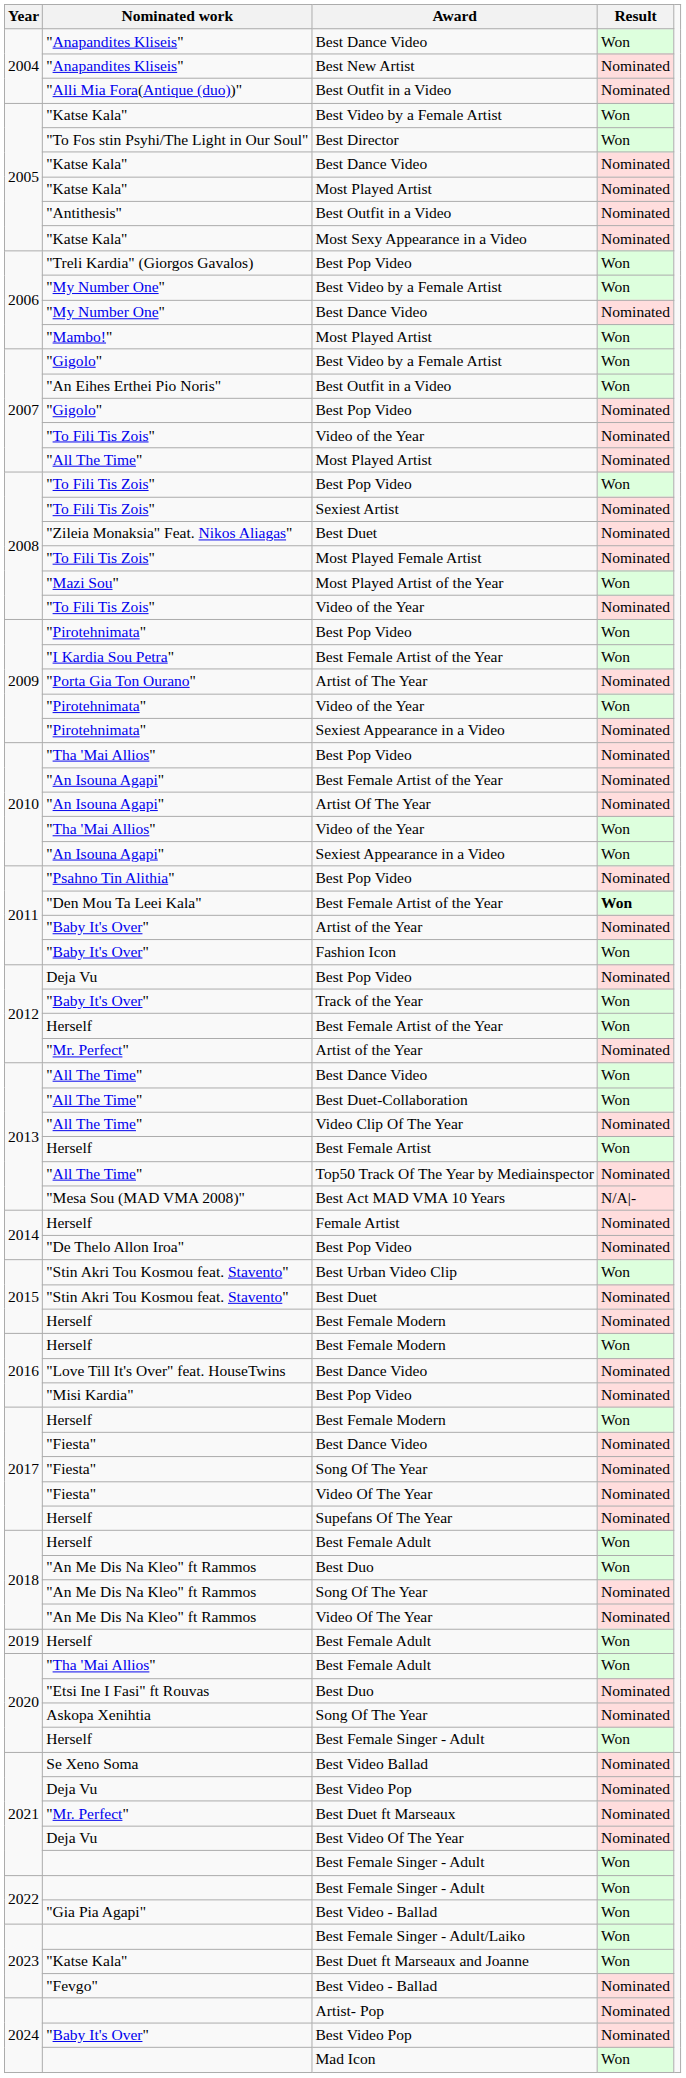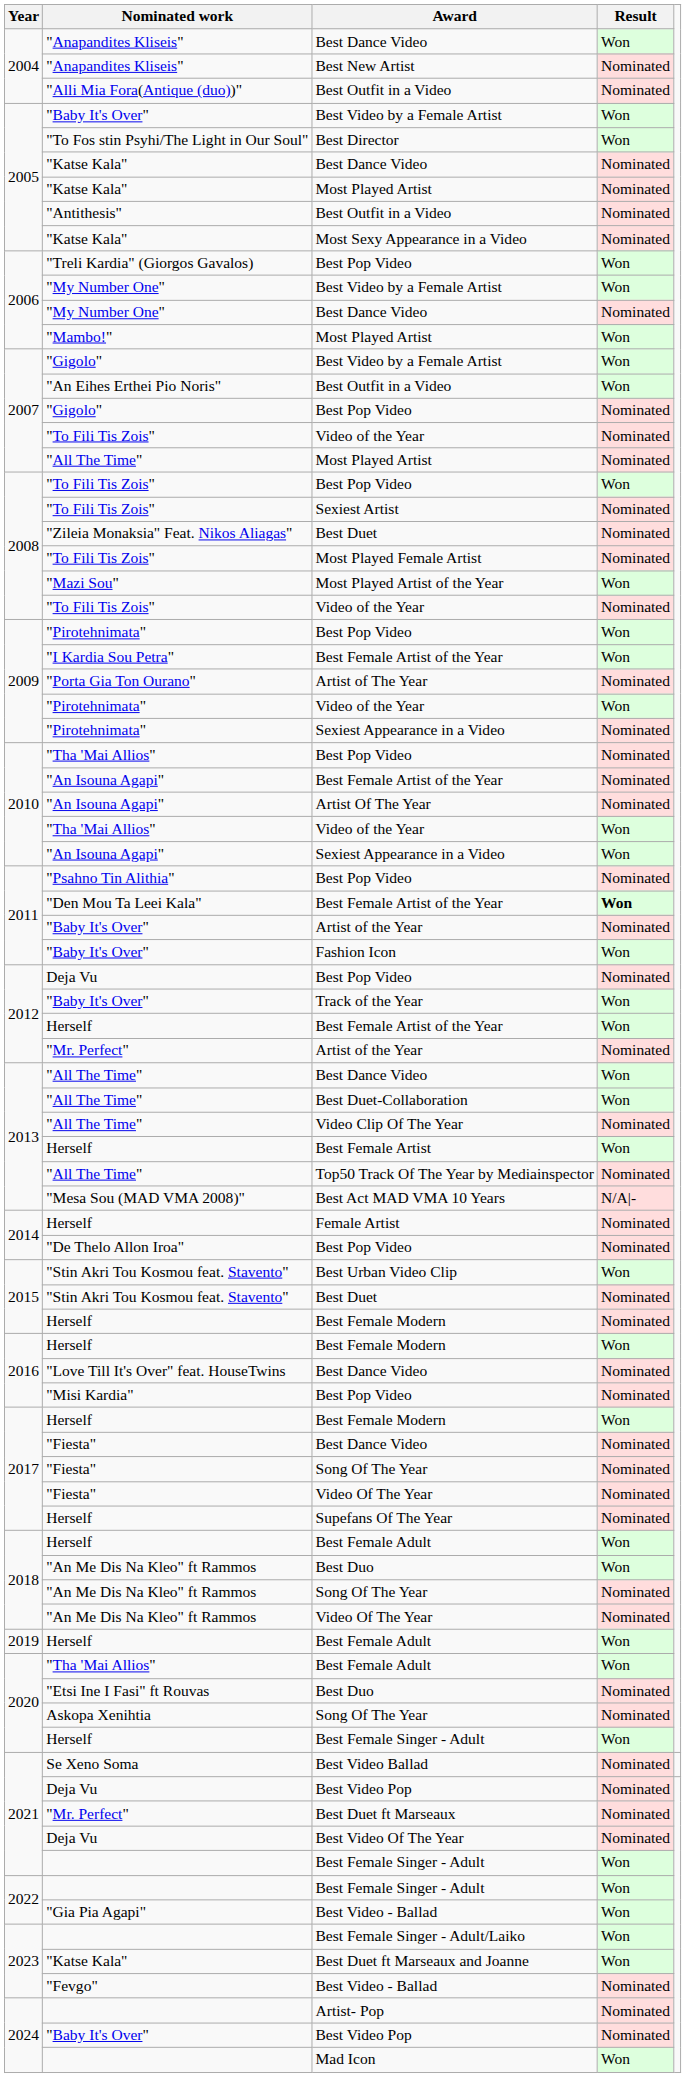(87, 115) "Katse Kala" -> (98, 115) "Baby It's Over"
